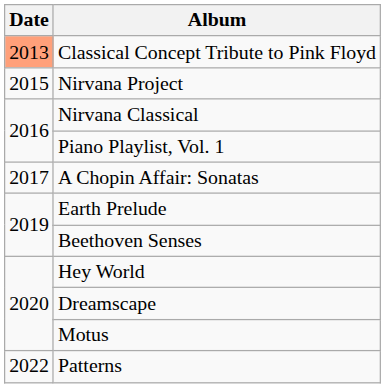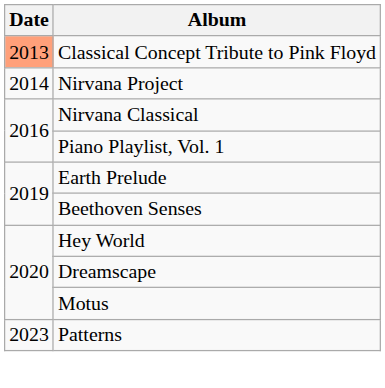(29, 83) 2015 -> (29, 83) 2014
- row: (158, 177)
(29, 366) 2022 -> (29, 334) 2023
